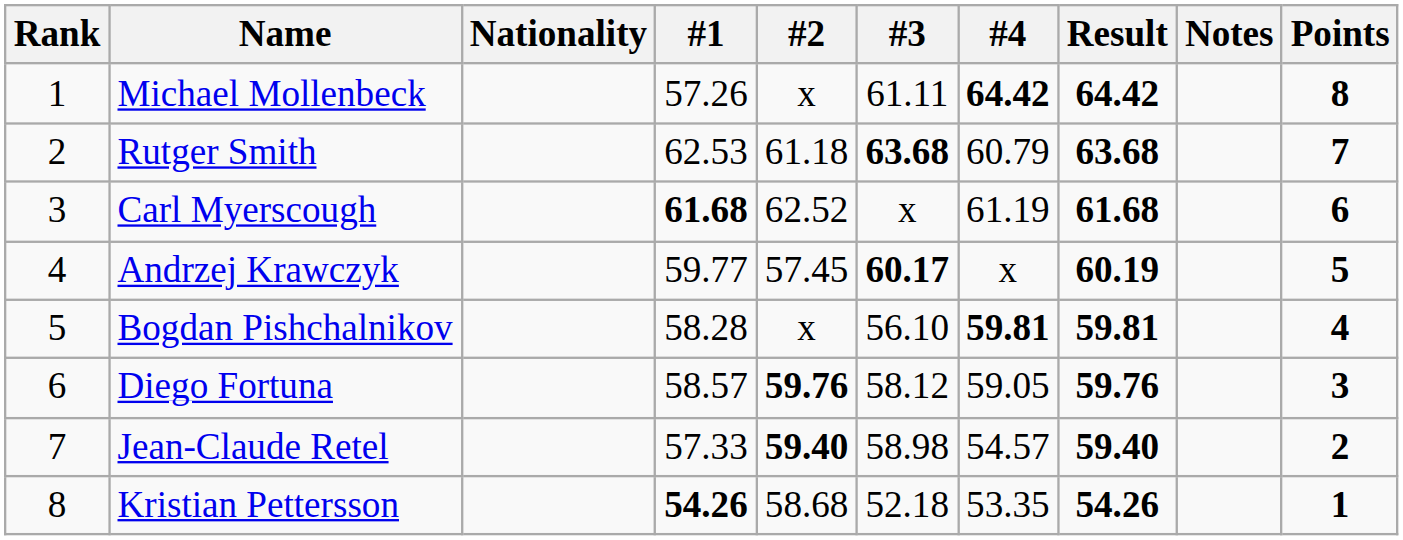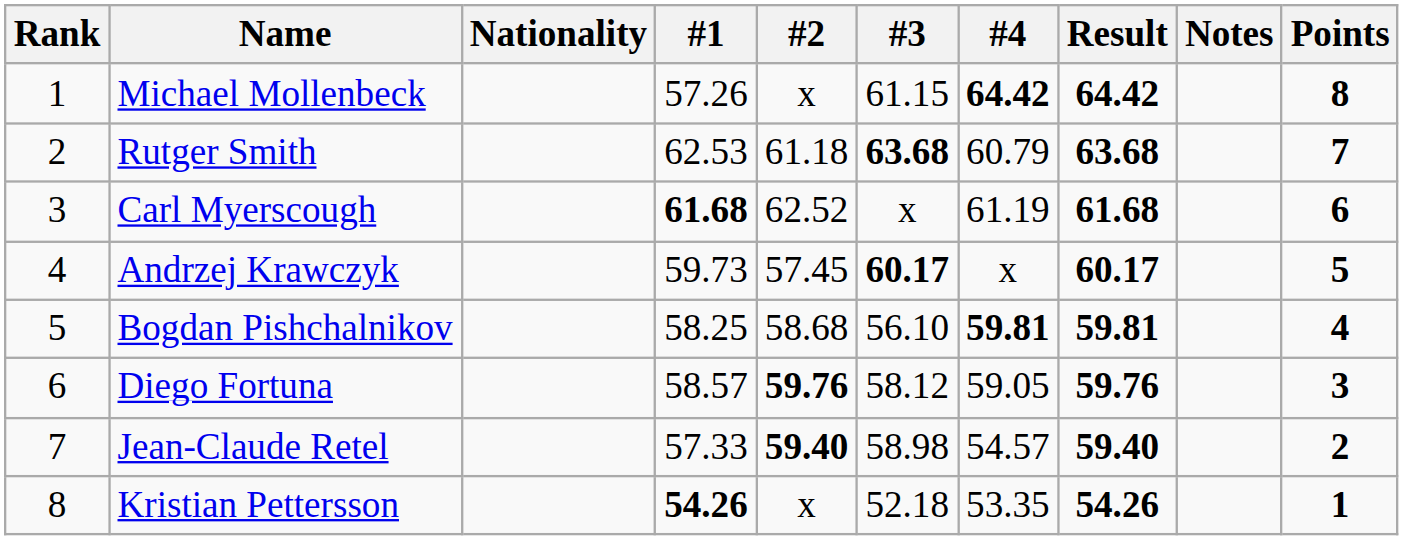(907, 92) 61.11 -> (907, 92) 61.15
(706, 269) 59.77 -> (706, 269) 59.73
(1117, 269) 60.19 -> (1117, 269) 60.17
(706, 328) 58.28 -> (706, 328) 58.25
(807, 328) x -> (807, 328) 58.68
(807, 504) 58.68 -> (807, 504) x
